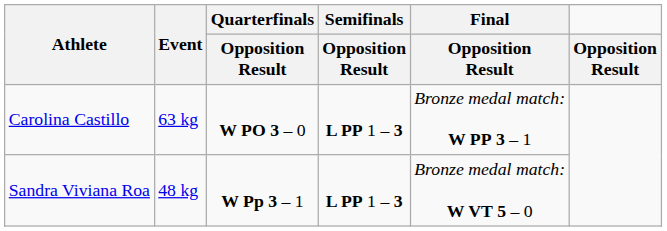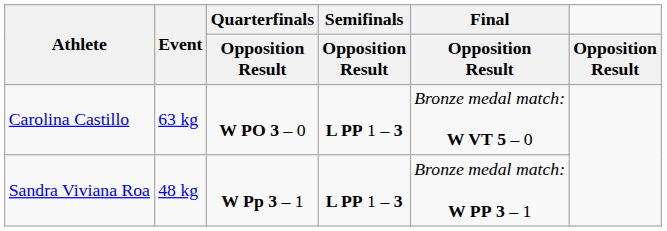(490, 119) Bronze medal match: W PP 3 – 1 -> (490, 119) Bronze medal match: W VT 5 – 0
(490, 190) Bronze medal match: W VT 5 – 0 -> (490, 190) Bronze medal match: W PP 3 – 1
